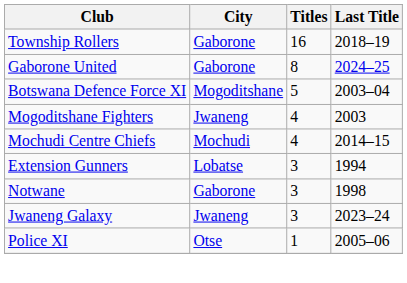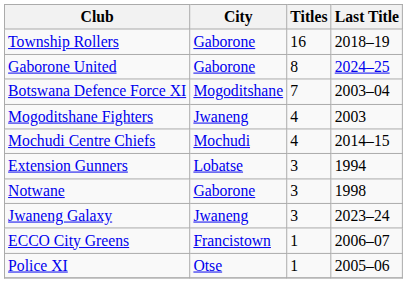(294, 91) 5 -> (294, 91) 7
+ row: (69, 240)
